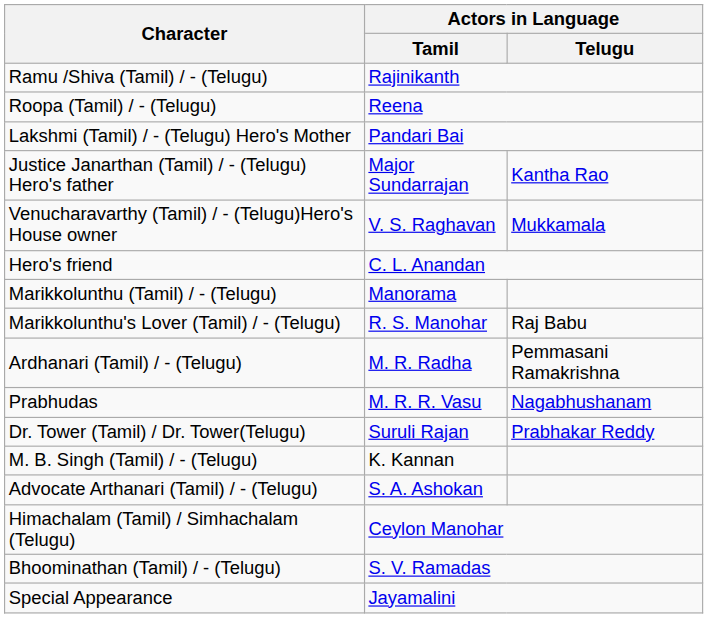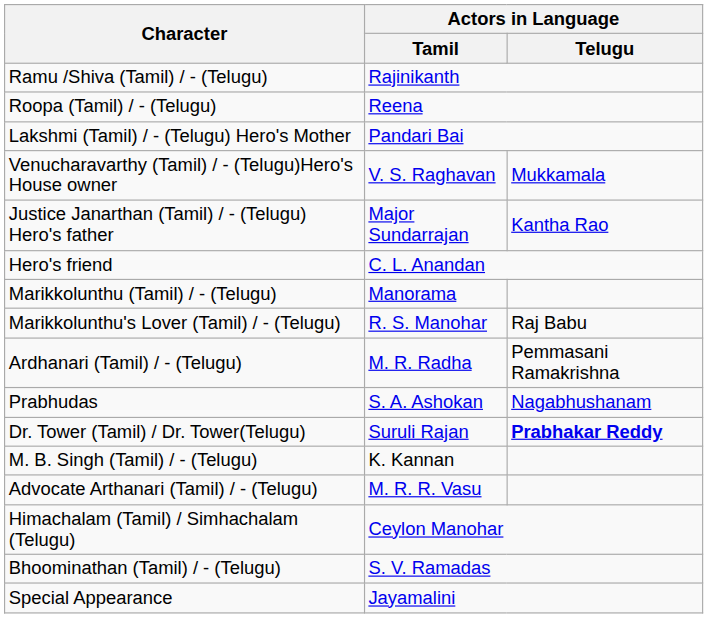rows swapped: (158, 175) <-> (181, 225)
(425, 402) M. R. R. Vasu -> (426, 402) S. A. Ashokan
(583, 431) normal -> (587, 431) bold
(426, 489) S. A. Ashokan -> (425, 489) M. R. R. Vasu
